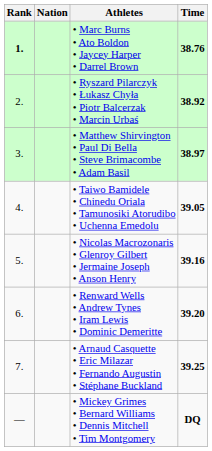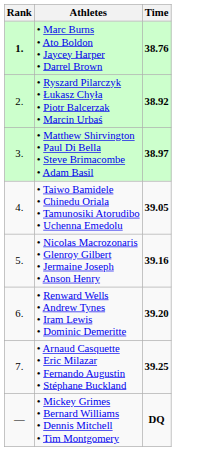- column: (52, 13)
